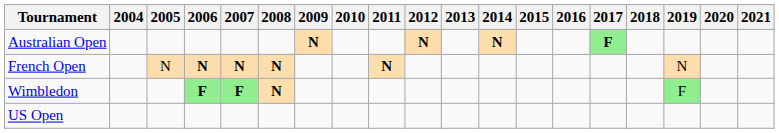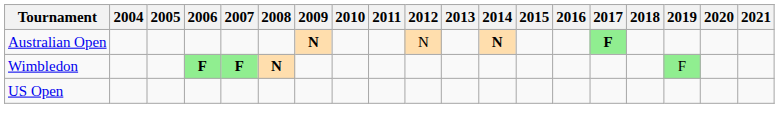(423, 41) bold -> (423, 41) normal
- row: (47, 66)
